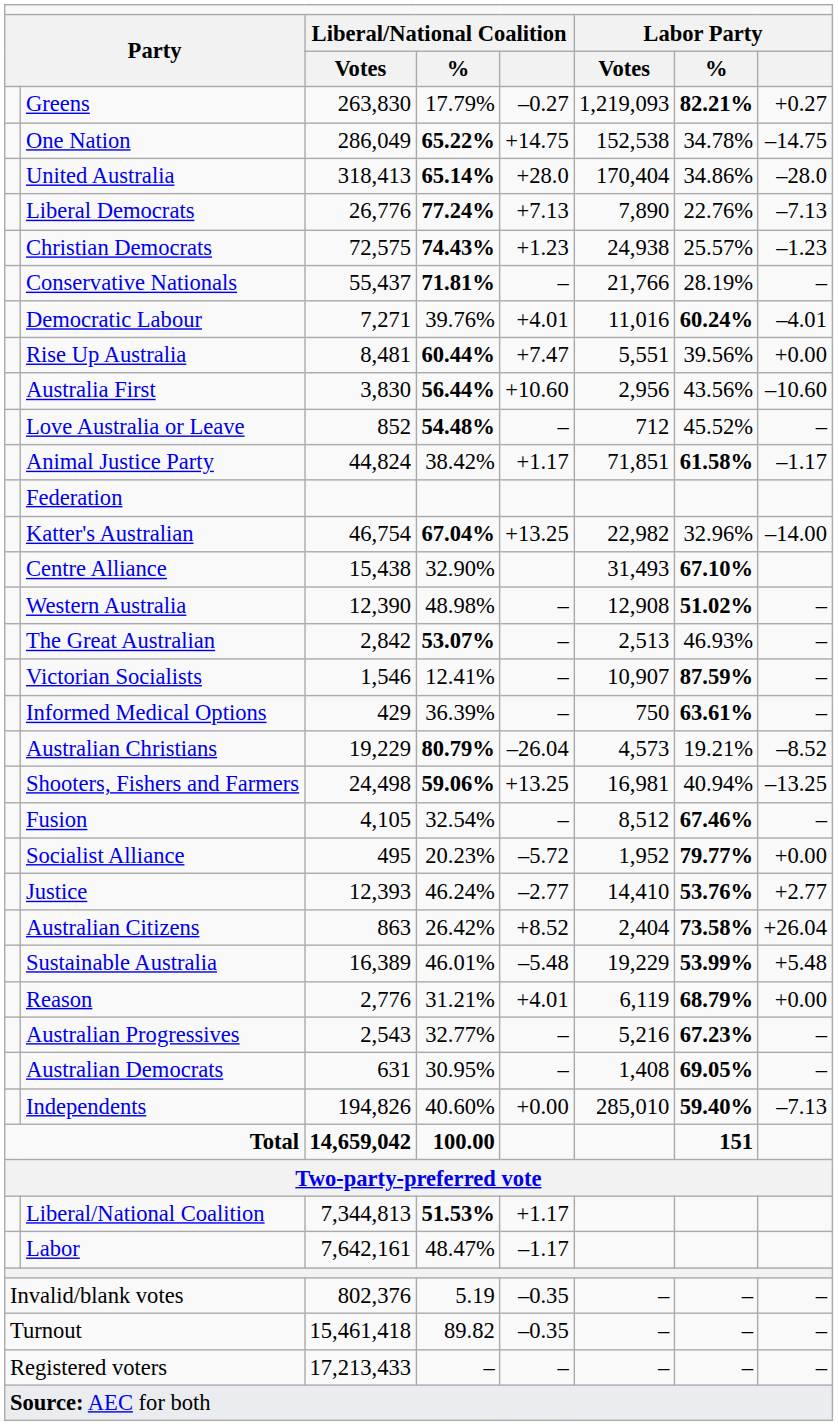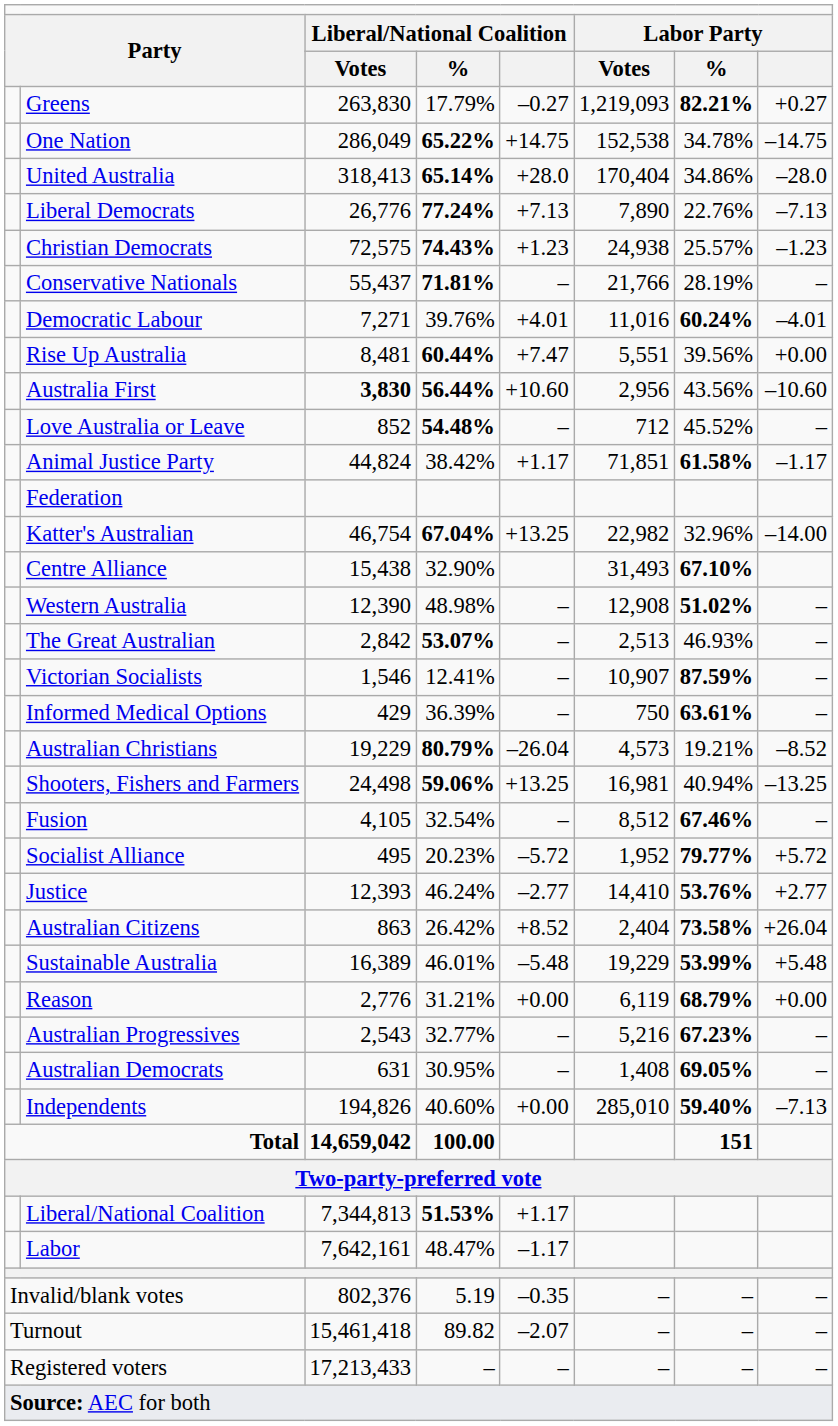(386, 390) normal -> (386, 390) bold
(801, 855) +0.00 -> (801, 855) +5.72
(543, 998) +4.01 -> (543, 998) +0.00
(543, 1331) –0.35 -> (543, 1331) –2.07
